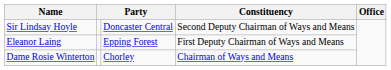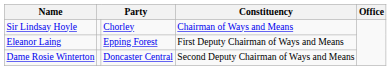(138, 27) Doncaster Central -> (119, 27) Chorley
(266, 27) Second Deputy Chairman of Ways and Means -> (235, 27) Chairman of Ways and Means
(119, 57) Chorley -> (138, 57) Doncaster Central
(235, 57) Chairman of Ways and Means -> (266, 57) Second Deputy Chairman of Ways and Means
